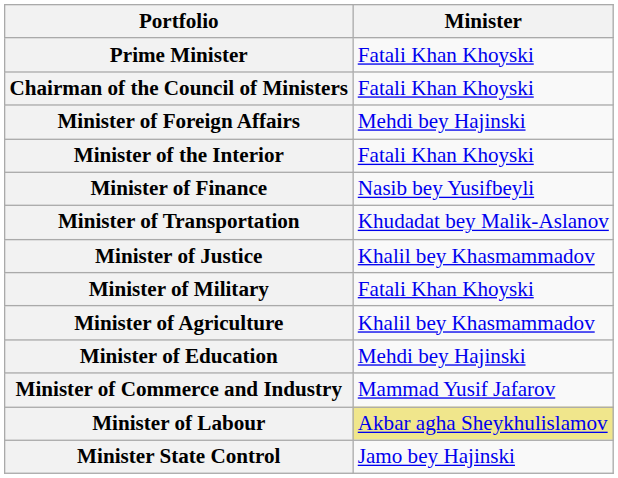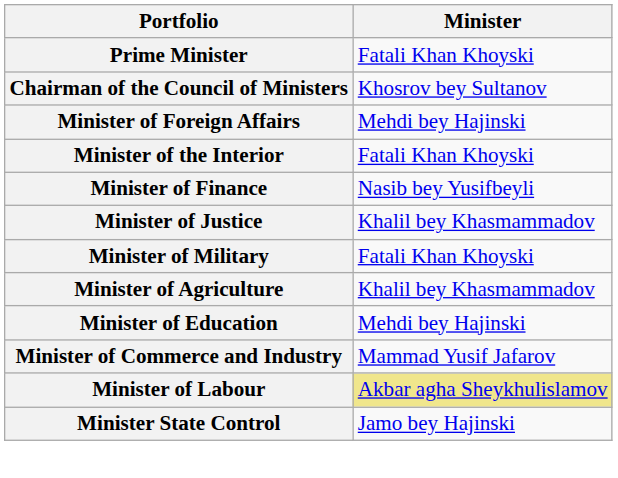(446, 88) Fatali Khan Khoyski -> (452, 88) Khosrov bey Sultanov
- row: (179, 222)
